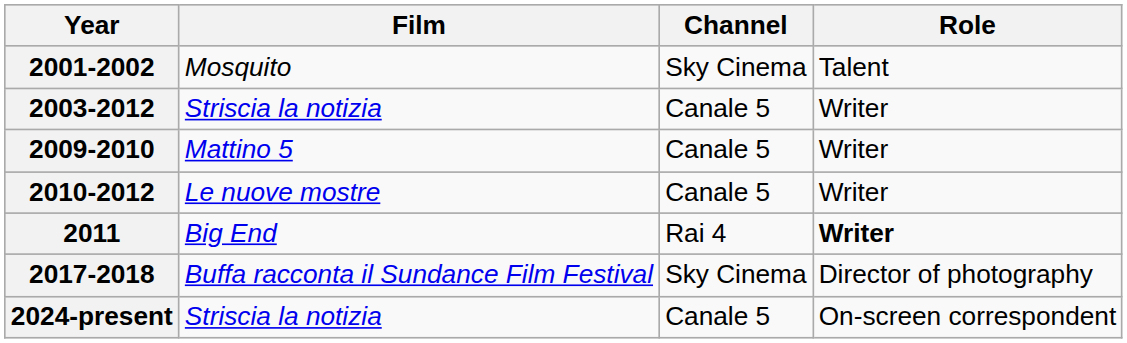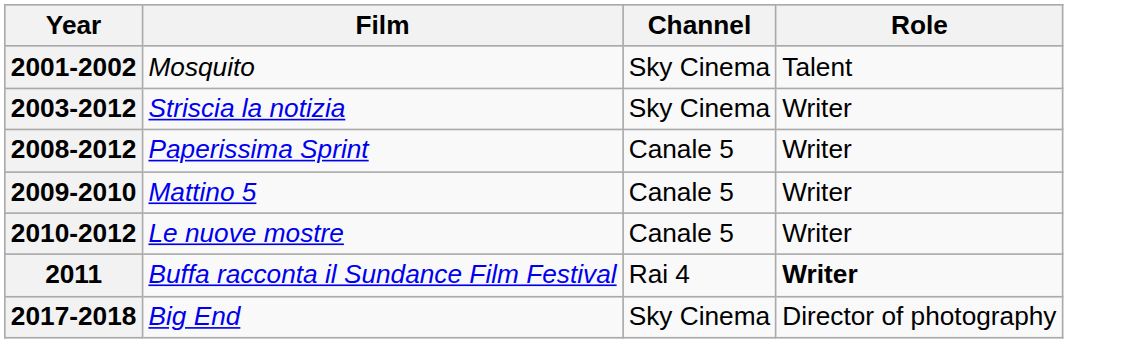(718, 108) Canale 5 -> (699, 108) Sky Cinema
+ row: (74, 150)
(231, 233) Big End -> (383, 274) Buffa racconta il Sundance Film Festival
(419, 274) Buffa racconta il Sundance Film Festival -> (194, 316) Big End
- row: (92, 316)
